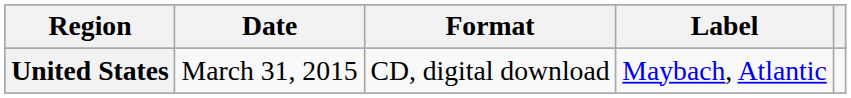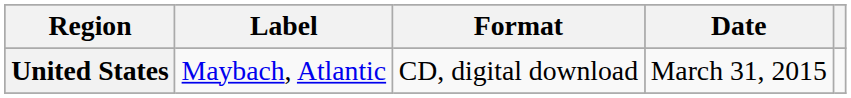columns swapped: (270, 26) <-> (725, 26)
